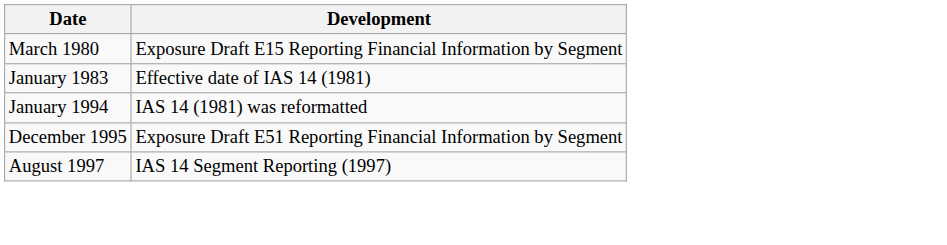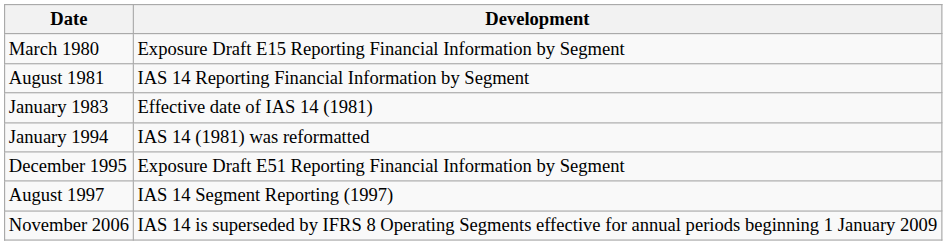+ row: (57, 78)
+ row: (69, 225)
